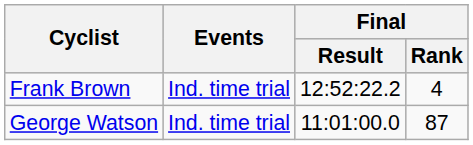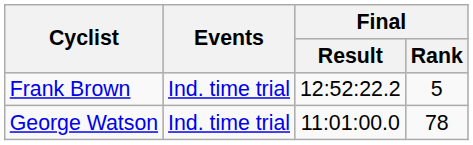(437, 89) 4 -> (437, 89) 5
(437, 123) 87 -> (437, 123) 78
